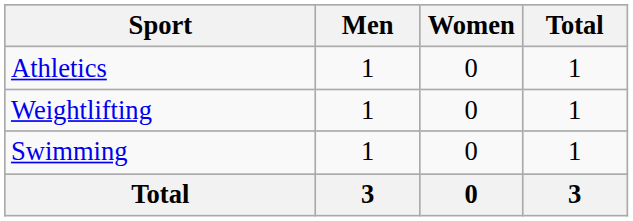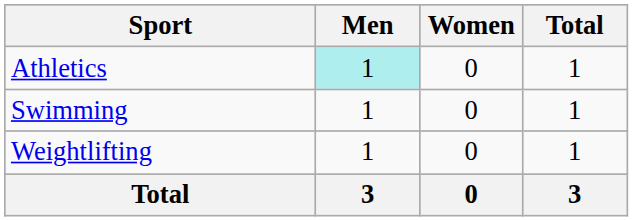(368, 67) no background -> (368, 67) paleturquoise background
rows swapped: (69, 151) <-> (81, 109)
